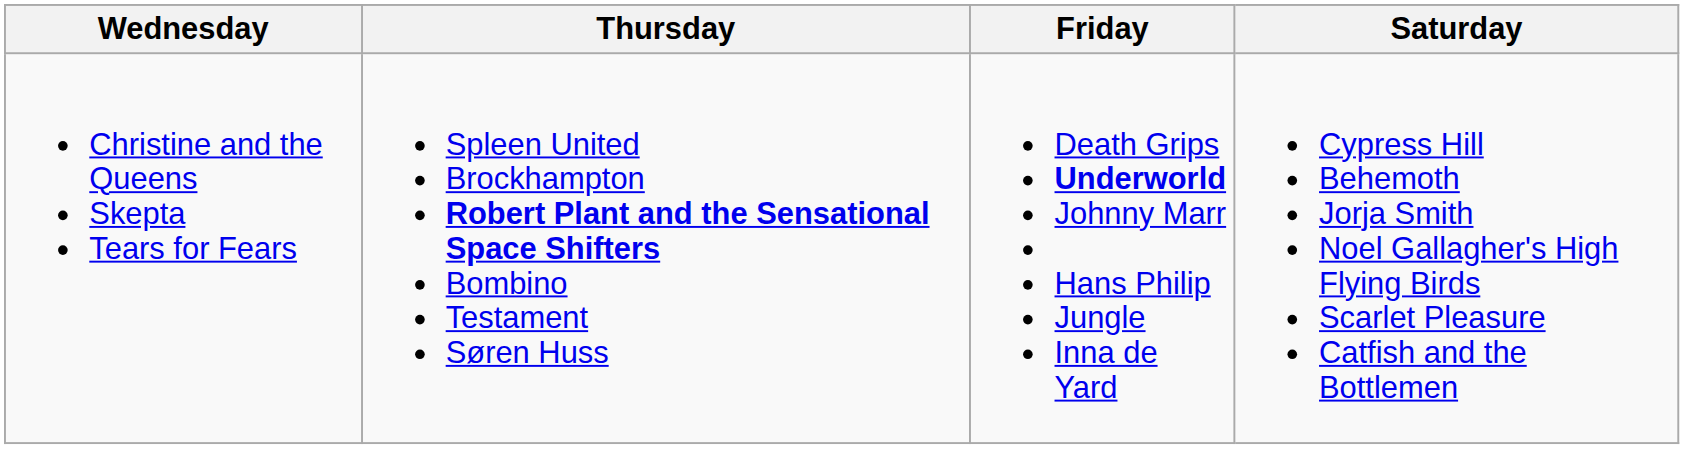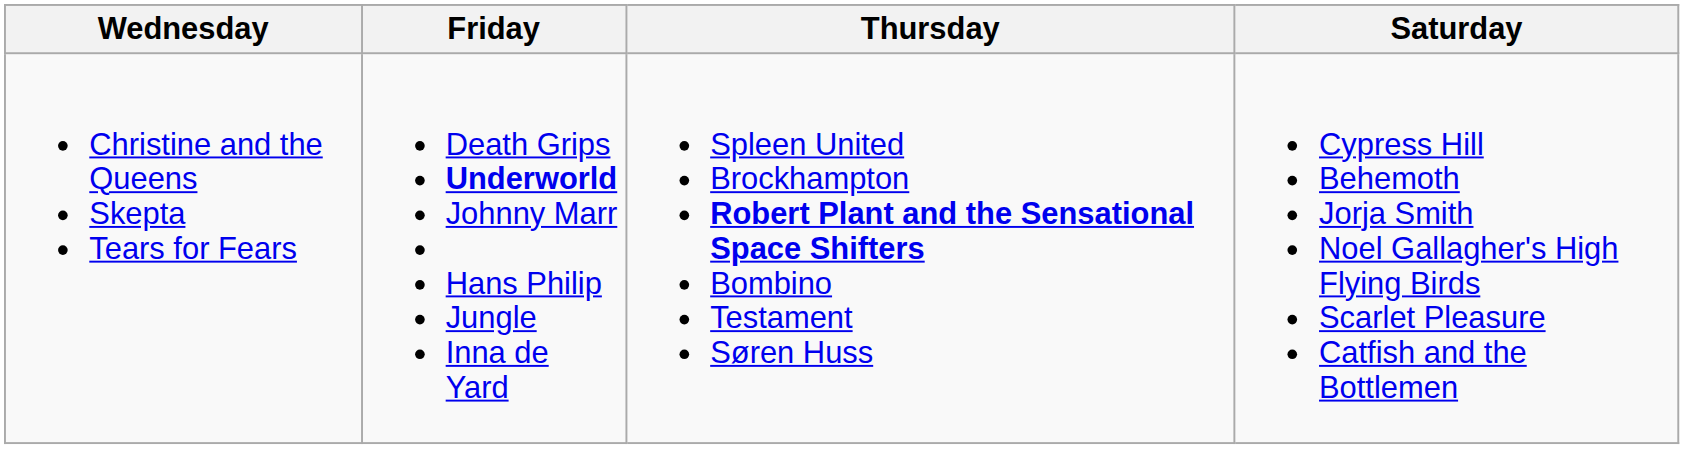columns swapped: (666, 28) <-> (1102, 28)
